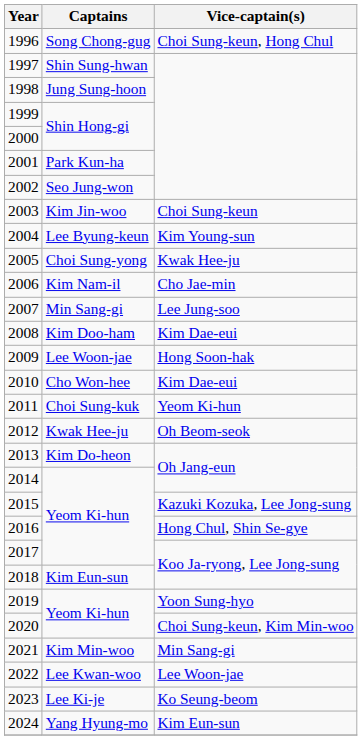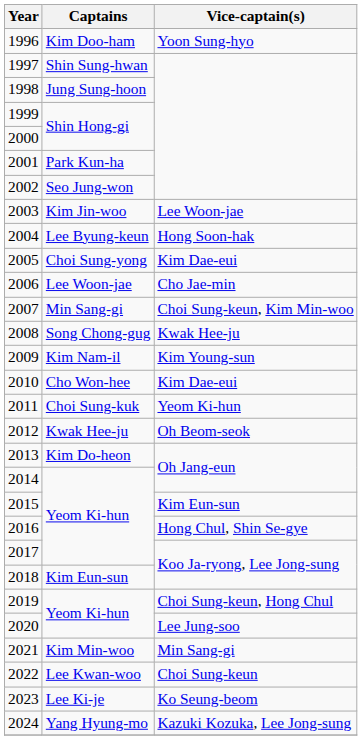(98, 41) Song Chong-gug -> (90, 41) Kim Doo-ham
(245, 41) Choi Sung-keun, Hong Chul -> (206, 41) Yoon Sung-hyo
(208, 211) Choi Sung-keun -> (200, 211) Lee Woon-jae
(206, 235) Kim Young-sun -> (206, 235) Hong Soon-hak
(199, 260) Kwak Hee-ju -> (197, 260) Kim Dae-eui
(83, 284) Kim Nam-il -> (89, 284) Lee Woon-jae
(199, 308) Lee Jung-soo -> (256, 308) Choi Sung-keun, Kim Min-woo
(90, 333) Kim Doo-ham -> (98, 333) Song Chong-gug
(197, 333) Kim Dae-eui -> (199, 333) Kwak Hee-ju
(89, 357) Lee Woon-jae -> (83, 357) Kim Nam-il
(206, 357) Hong Soon-hak -> (206, 357) Kim Young-sun
(254, 503) Kazuki Kozuka, Lee Jong-sung -> (199, 503) Kim Eun-sun
(206, 601) Yoon Sung-hyo -> (245, 601) Choi Sung-keun, Hong Chul
(256, 625) Choi Sung-keun, Kim Min-woo -> (199, 625) Lee Jung-soo
(200, 674) Lee Woon-jae -> (208, 674) Choi Sung-keun
(199, 723) Kim Eun-sun -> (254, 723) Kazuki Kozuka, Lee Jong-sung
